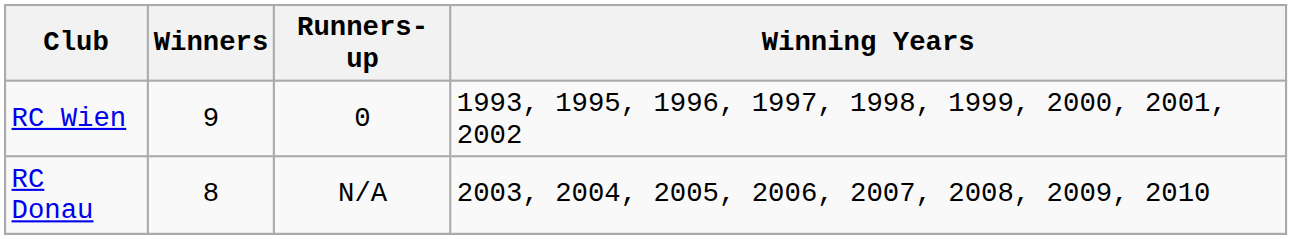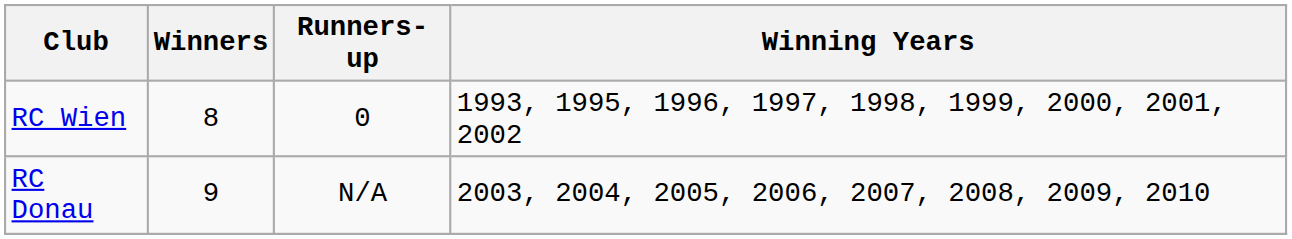(211, 119) 9 -> (211, 119) 8
(211, 195) 8 -> (211, 195) 9
